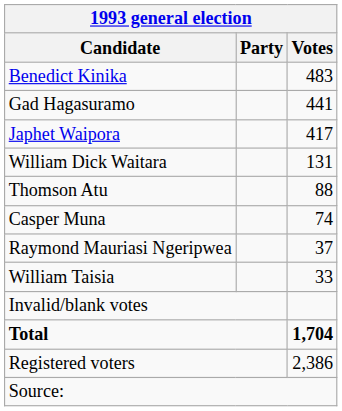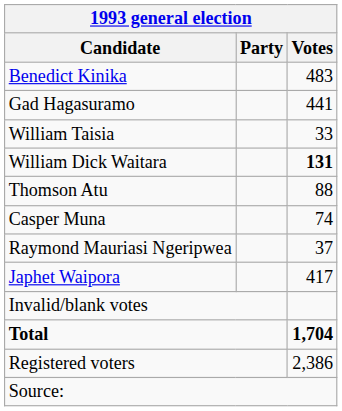rows swapped: (64, 133) <-> (62, 276)
(319, 162) normal -> (319, 162) bold
